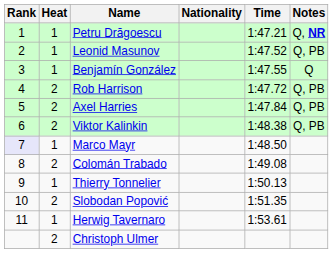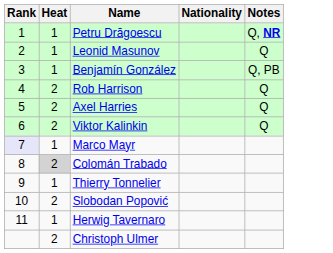- column: (267, 13)
(309, 51) Q, PB -> (264, 51) Q
(309, 70) Q -> (264, 70) Q, PB
(309, 88) Q, PB -> (264, 88) Q
(309, 107) Q, PB -> (264, 107) Q
(309, 126) Q, PB -> (264, 126) Q
(54, 164) no background -> (54, 164) lightgrey background
